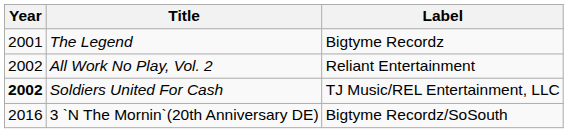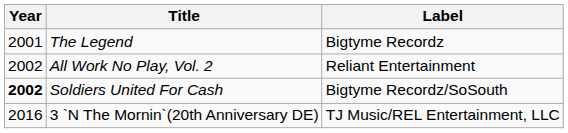(443, 90) TJ Music/REL Entertainment, LLC -> (417, 90) Bigtyme Recordz/SoSouth
(417, 115) Bigtyme Recordz/SoSouth -> (443, 115) TJ Music/REL Entertainment, LLC
